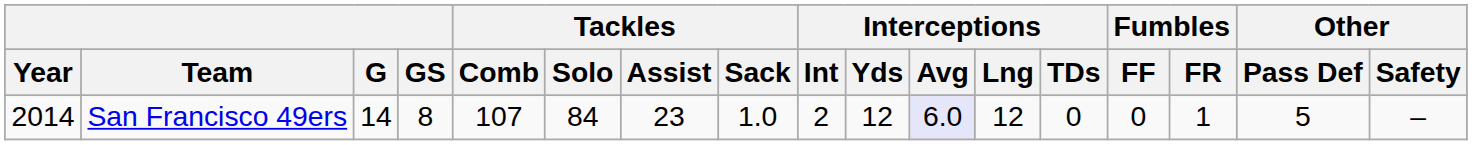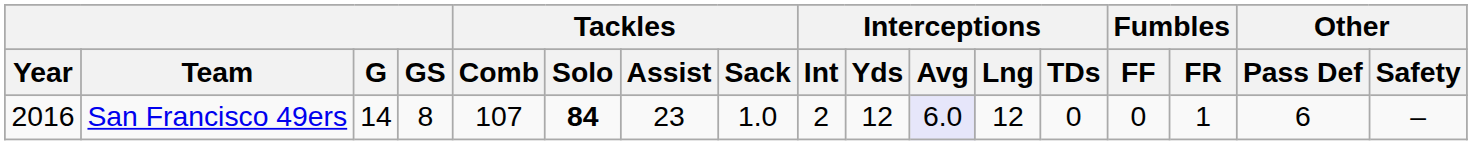(43, 116) 2014 -> (43, 116) 2016
(583, 116) normal -> (583, 116) bold
(1303, 116) 5 -> (1303, 116) 6
